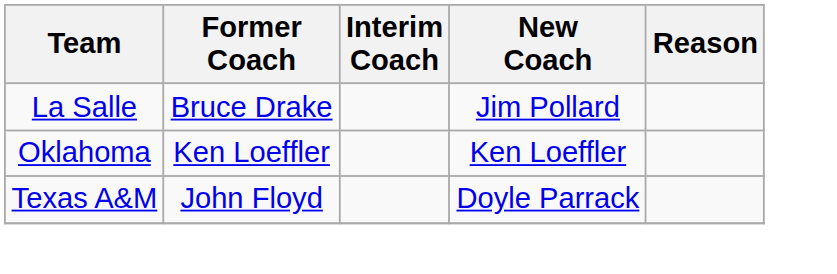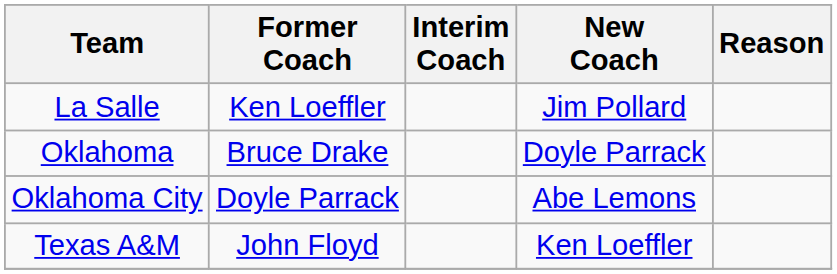(252, 106) Bruce Drake -> (307, 106) Ken Loeffler
(252, 152) Ken Loeffler -> (307, 152) Bruce Drake
(548, 152) Ken Loeffler -> (614, 152) Doyle Parrack
+ row: (107, 198)
(548, 198) Doyle Parrack -> (614, 245) Ken Loeffler
